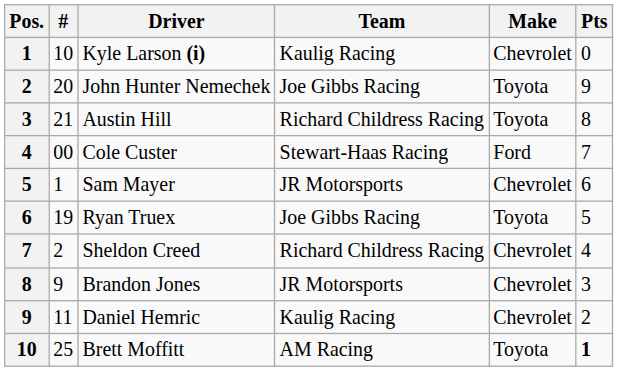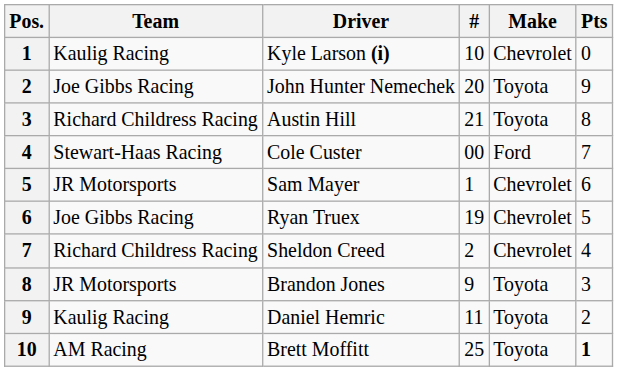columns swapped: (63, 21) <-> (382, 21)
(521, 218) Toyota -> (533, 218) Chevrolet
(533, 283) Chevrolet -> (521, 283) Toyota
(533, 316) Chevrolet -> (521, 316) Toyota
